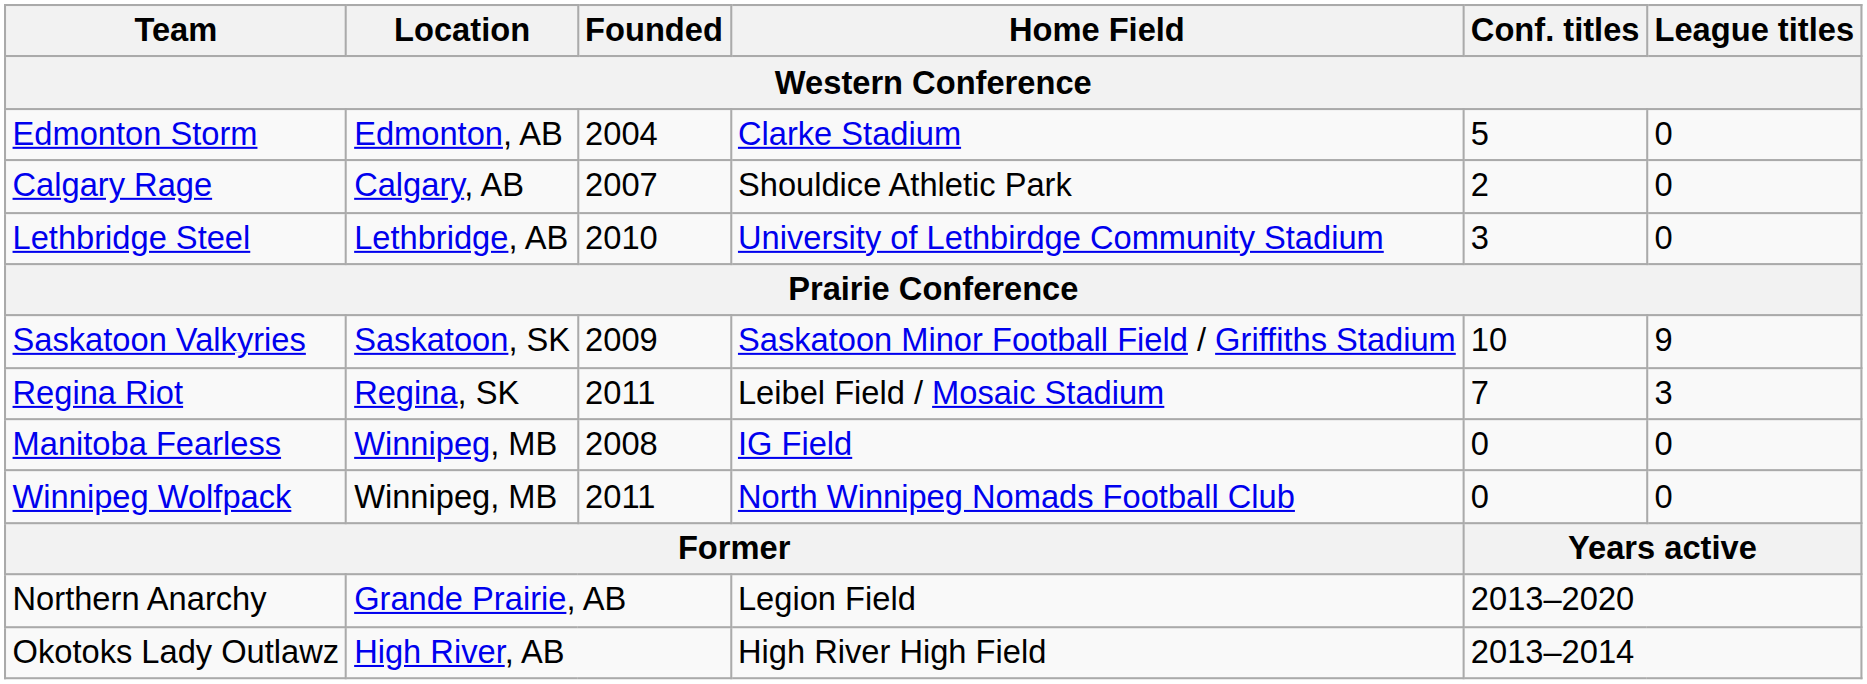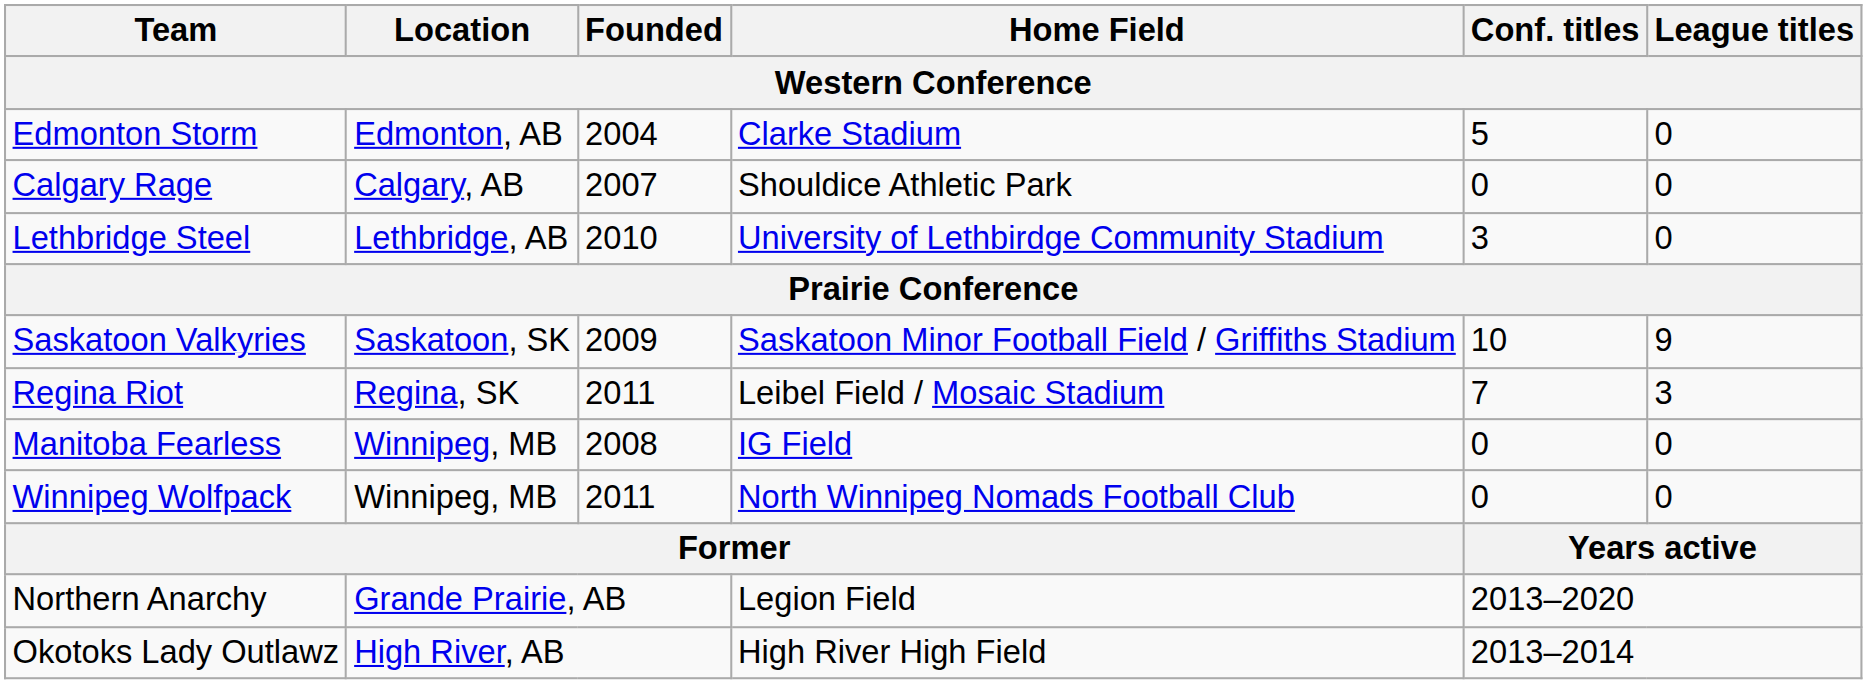(1480, 185) 2 -> (1480, 185) 0
